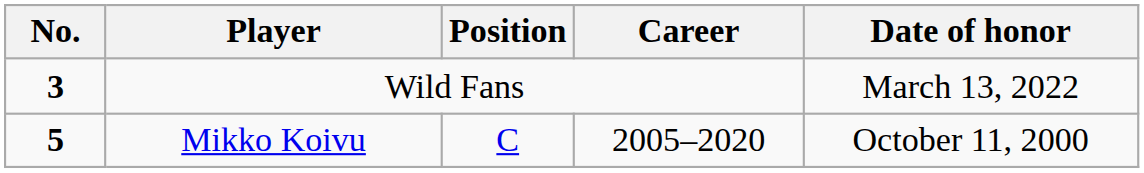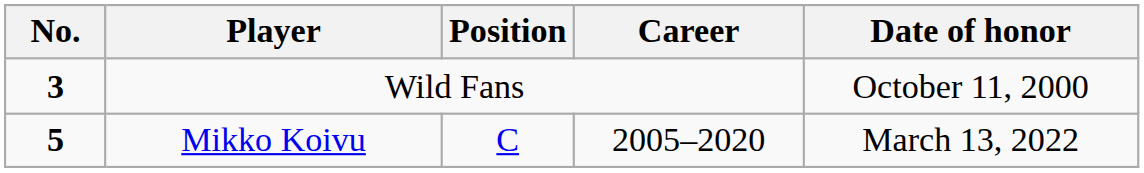(971, 85) March 13, 2022 -> (971, 85) October 11, 2000
(971, 139) October 11, 2000 -> (971, 139) March 13, 2022
